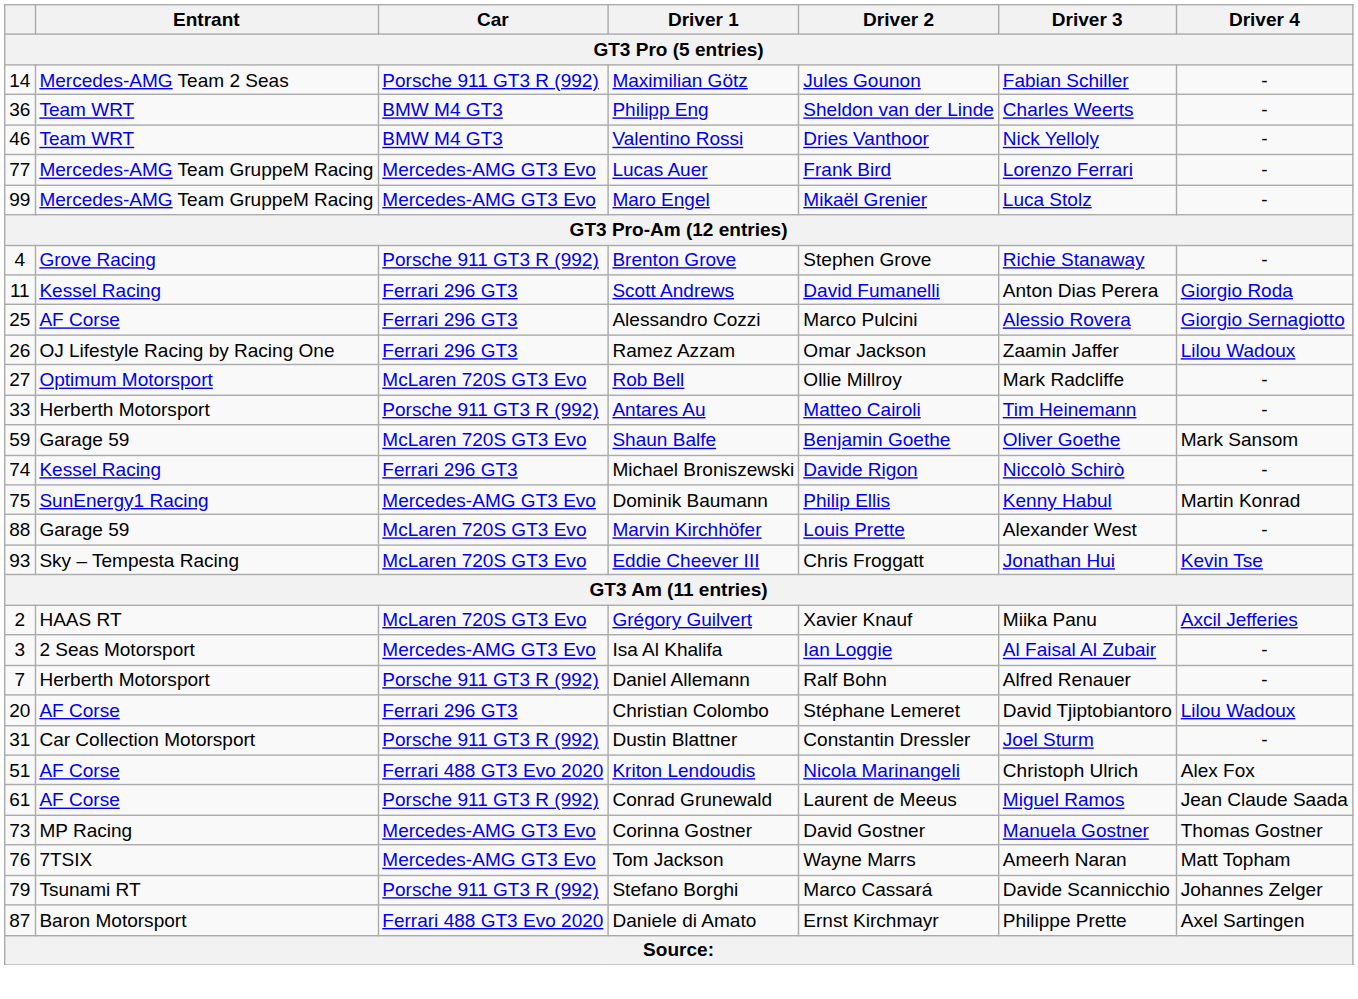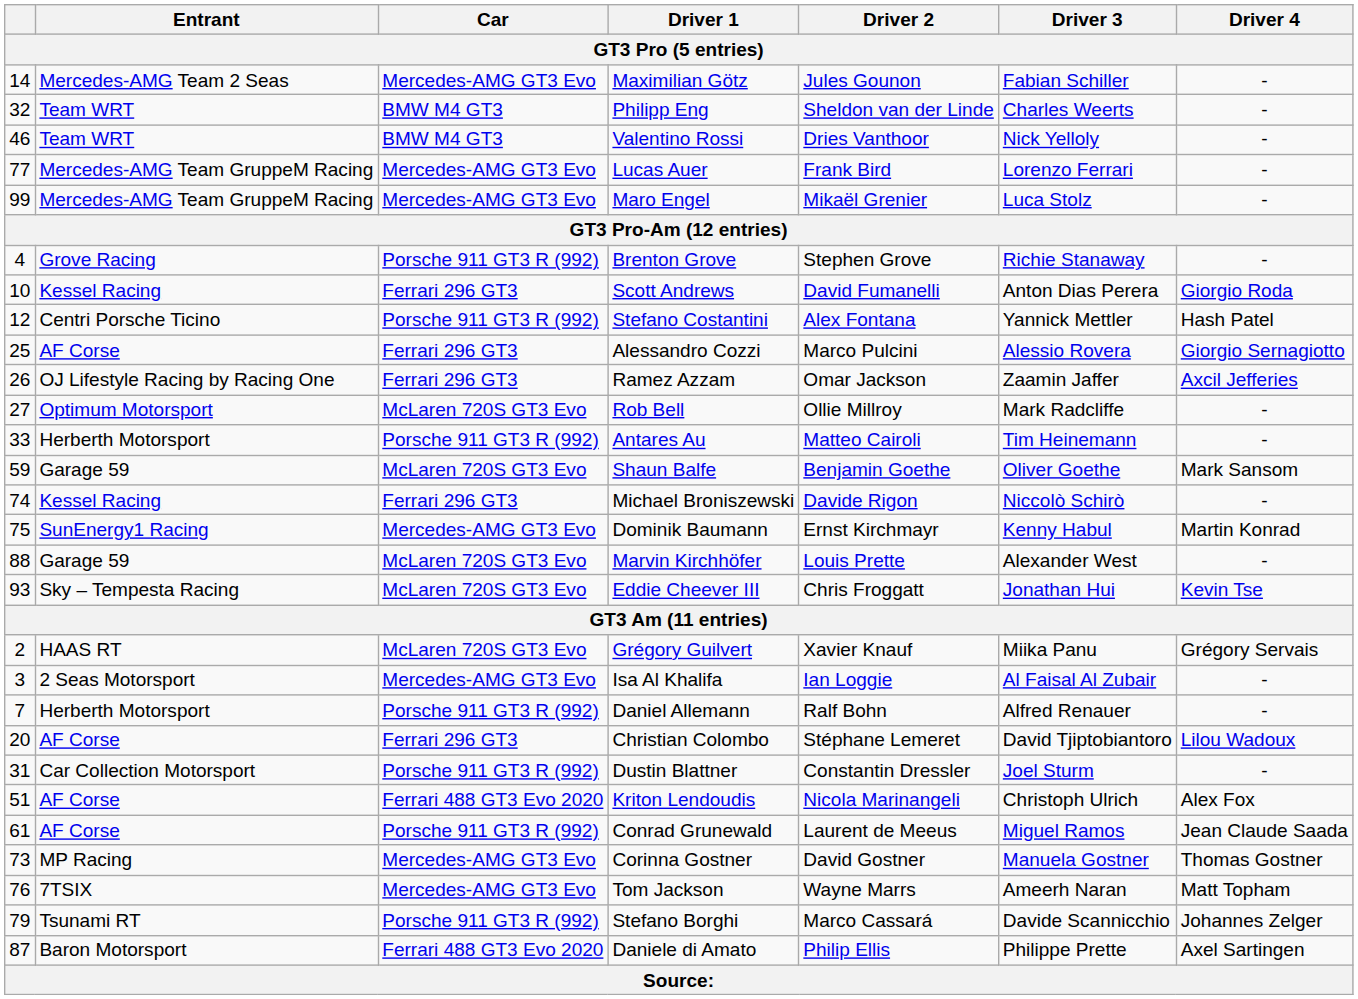(491, 79) Porsche 911 GT3 R (992) -> (489, 79) Mercedes-AMG GT3 Evo
(20, 109) 36 -> (20, 109) 32
(20, 289) 11 -> (20, 289) 10
+ row: (690, 319)
(1238, 349) Lilou Wadoux -> (1239, 379) Axcil Jefferies
(847, 500) Philip Ellis -> (871, 530) Ernst Kirchmayr
(1239, 620) Axcil Jefferies -> (1249, 650) Grégory Servais
(871, 920) Ernst Kirchmayr -> (847, 950) Philip Ellis
